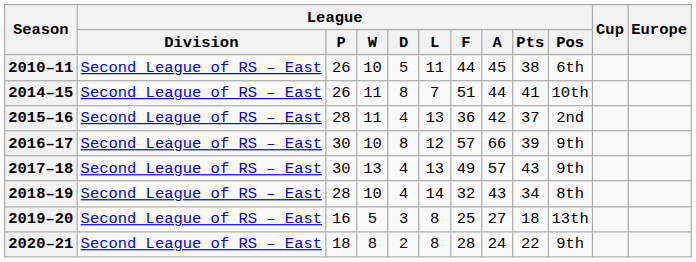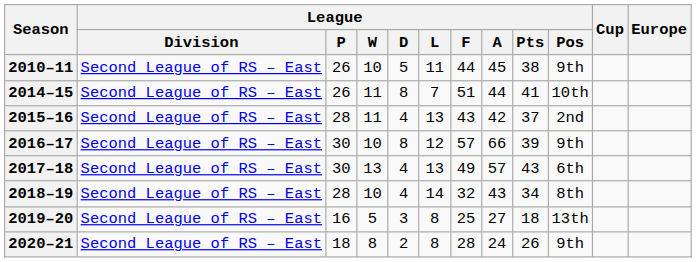(570, 68) 6th -> (570, 68) 9th
(466, 118) 36 -> (466, 118) 43
(570, 168) 9th -> (570, 168) 6th
(530, 244) 22 -> (530, 244) 26
